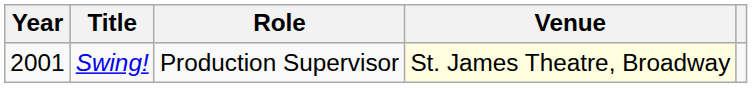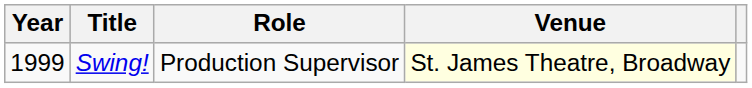(37, 62) 2001 -> (37, 62) 1999
